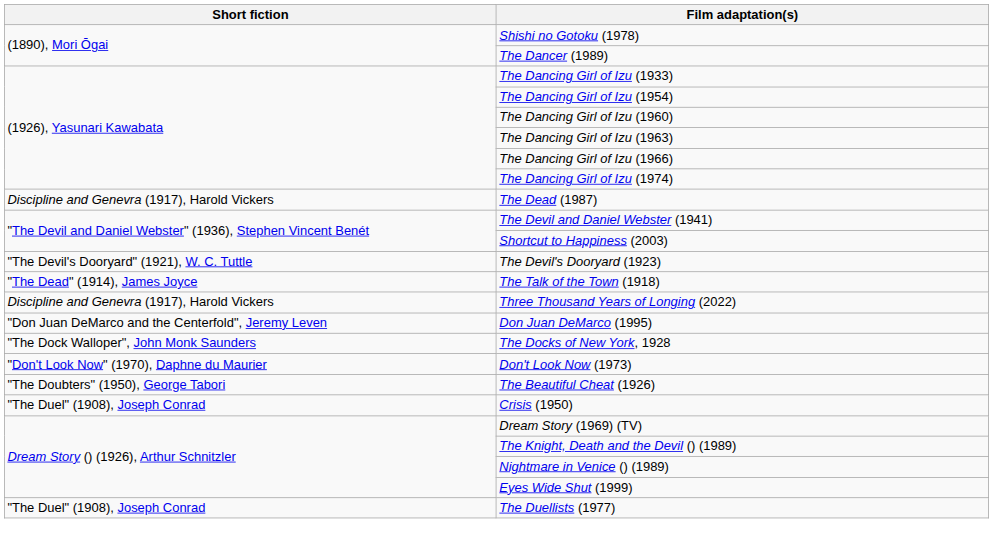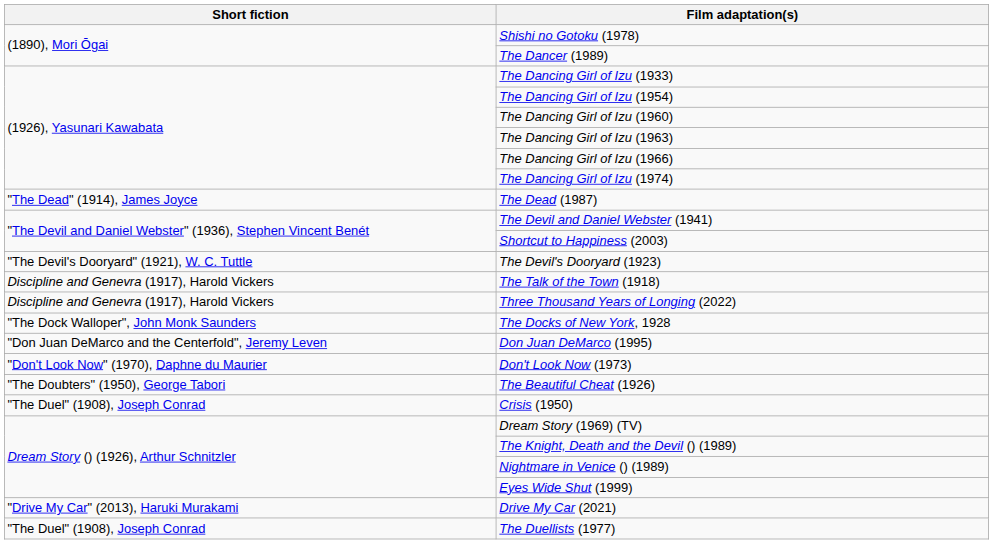(141, 199) Discipline and Genevra (1917), Harold Vickers -> (102, 199) "The Dead" (1914), James Joyce
(102, 281) "The Dead" (1914), James Joyce -> (141, 281) Discipline and Genevra (1917), Harold Vickers
rows swapped: (585, 343) <-> (576, 323)
+ row: (558, 508)
